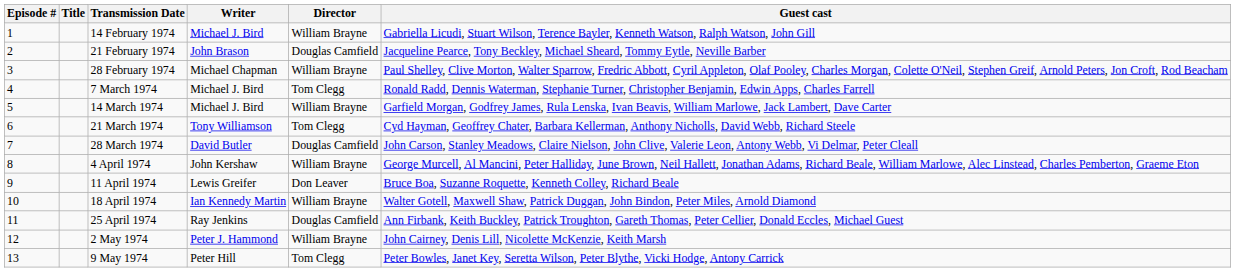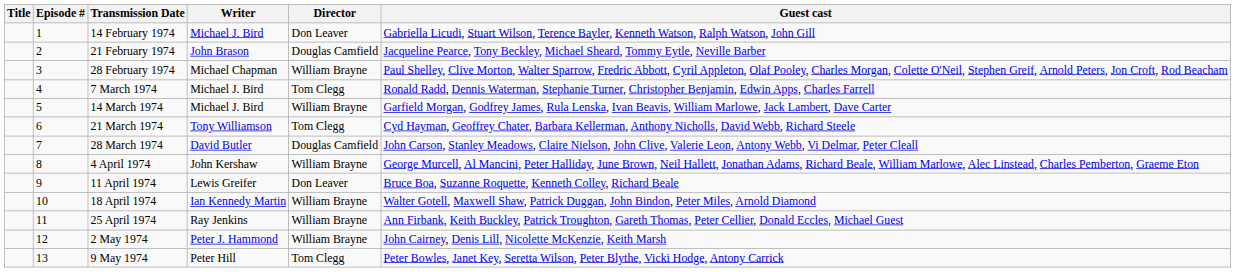columns swapped: (32, 13) <-> (73, 13)
(329, 32) William Brayne -> (320, 32) Don Leaver
(335, 220) Douglas Camfield -> (329, 220) William Brayne
